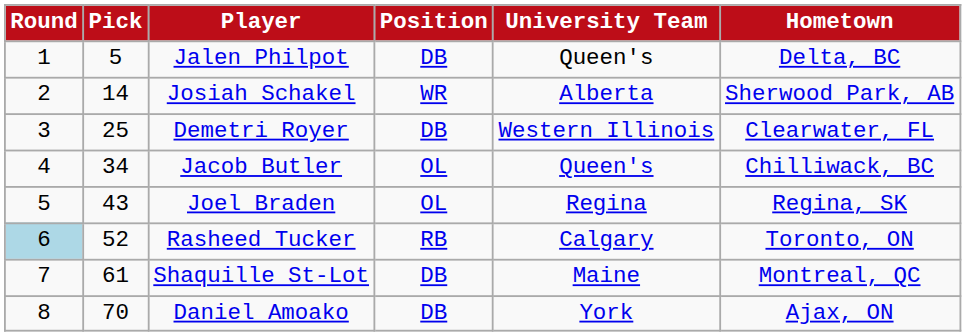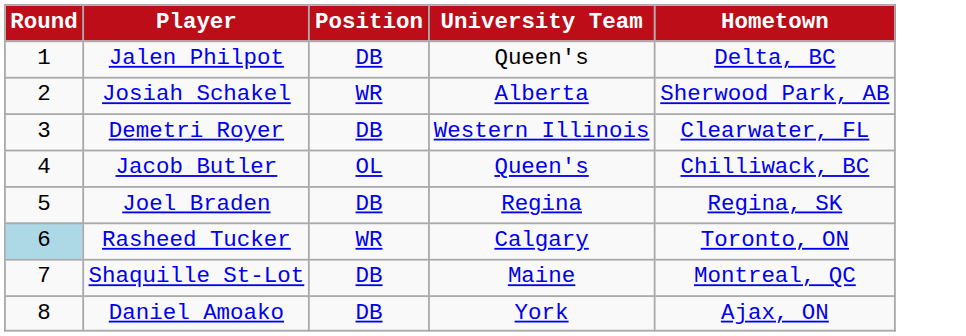- column: (116, 23)
(434, 205) OL -> (369, 205) DB
(434, 241) RB -> (369, 241) WR
